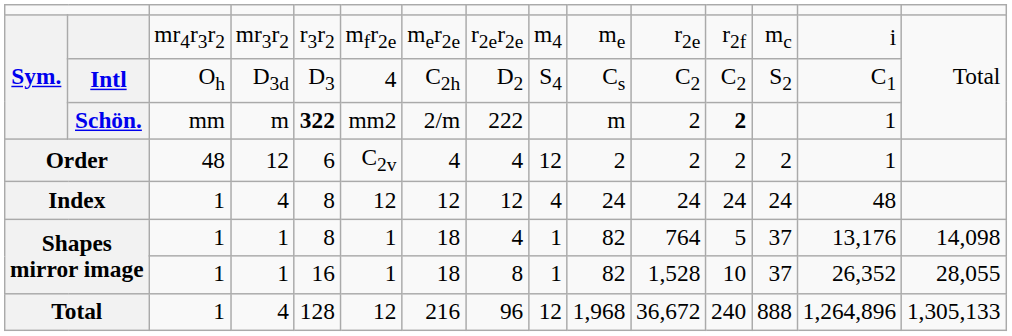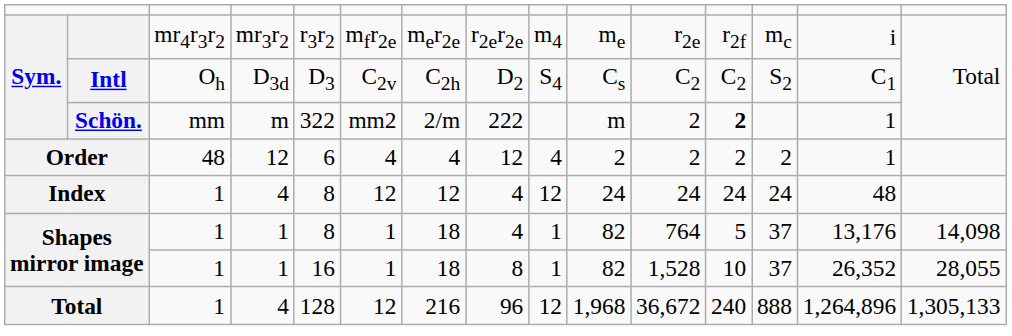(391, 80) 4 -> (379, 80) C2v
(317, 120) bold -> (317, 120) normal
(379, 160) C2v -> (391, 157) 4
(517, 160) 4 -> (512, 157) 12
(550, 160) 12 -> (556, 157) 4
(512, 200) 12 -> (517, 194) 4
(556, 200) 4 -> (550, 194) 12
